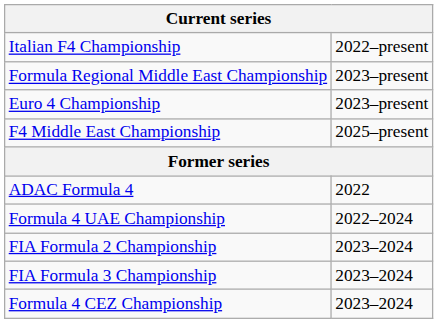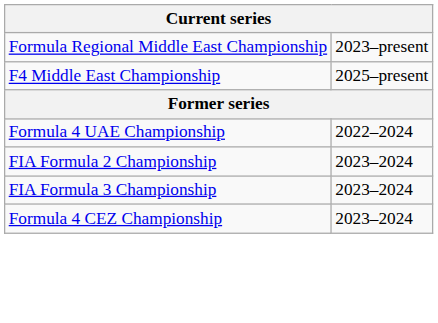- row: (95, 46)
- row: (84, 103)
- row: (71, 189)
